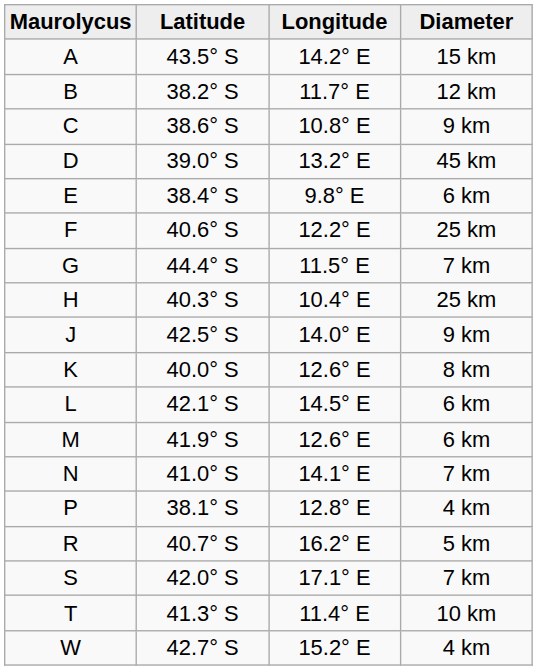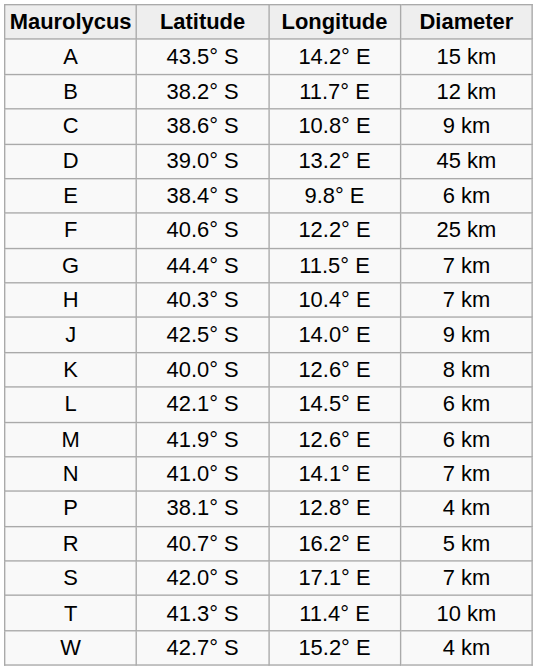(466, 299) 25 km -> (466, 299) 7 km
